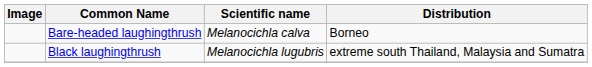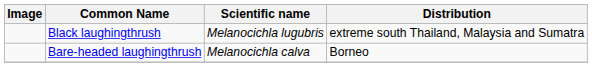rows swapped: (104, 52) <-> (125, 33)
